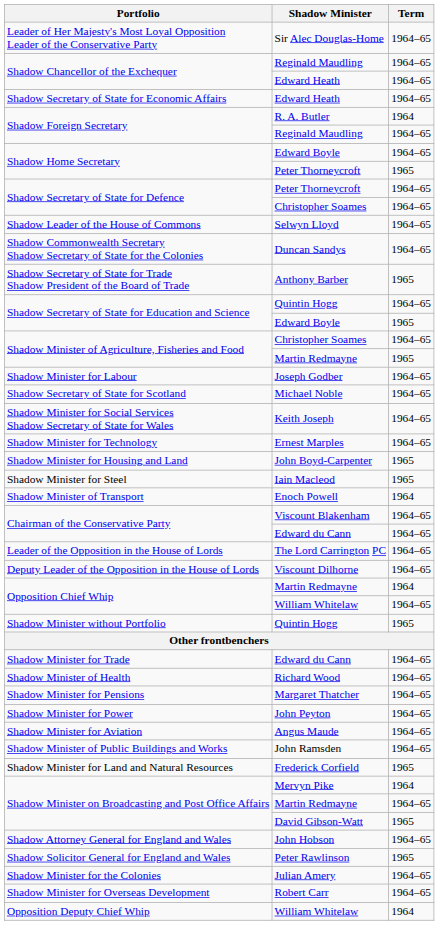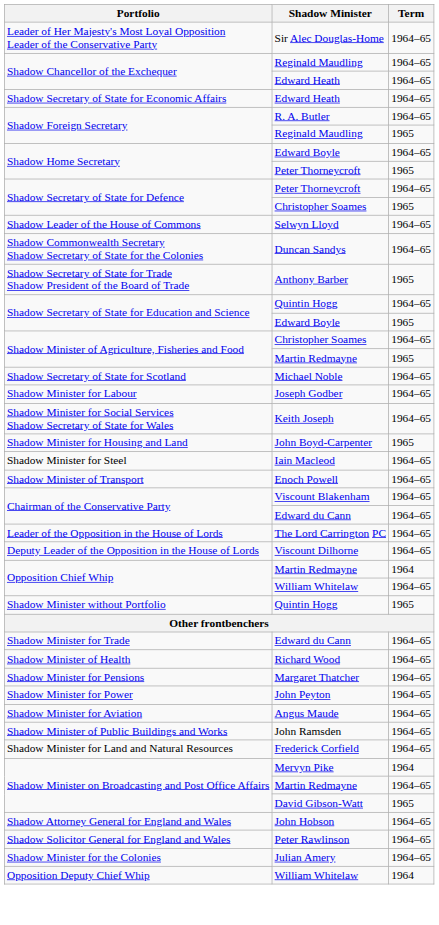(403, 116) 1964 -> (411, 116) 1964–65
(411, 134) 1964–65 -> (403, 134) 1965
(411, 206) 1964–65 -> (403, 206) 1965
rows swapped: (72, 376) <-> (96, 394)
- row: (82, 442)
(403, 479) 1965 -> (411, 460) 1964–65
(403, 497) 1964 -> (411, 479) 1964–65
(403, 767) 1965 -> (411, 749) 1964–65
(403, 857) 1965 -> (411, 839) 1964–65
- row: (108, 893)
